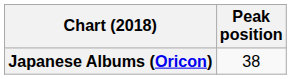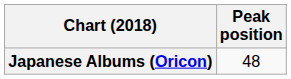(251, 61) 38 -> (251, 61) 48
